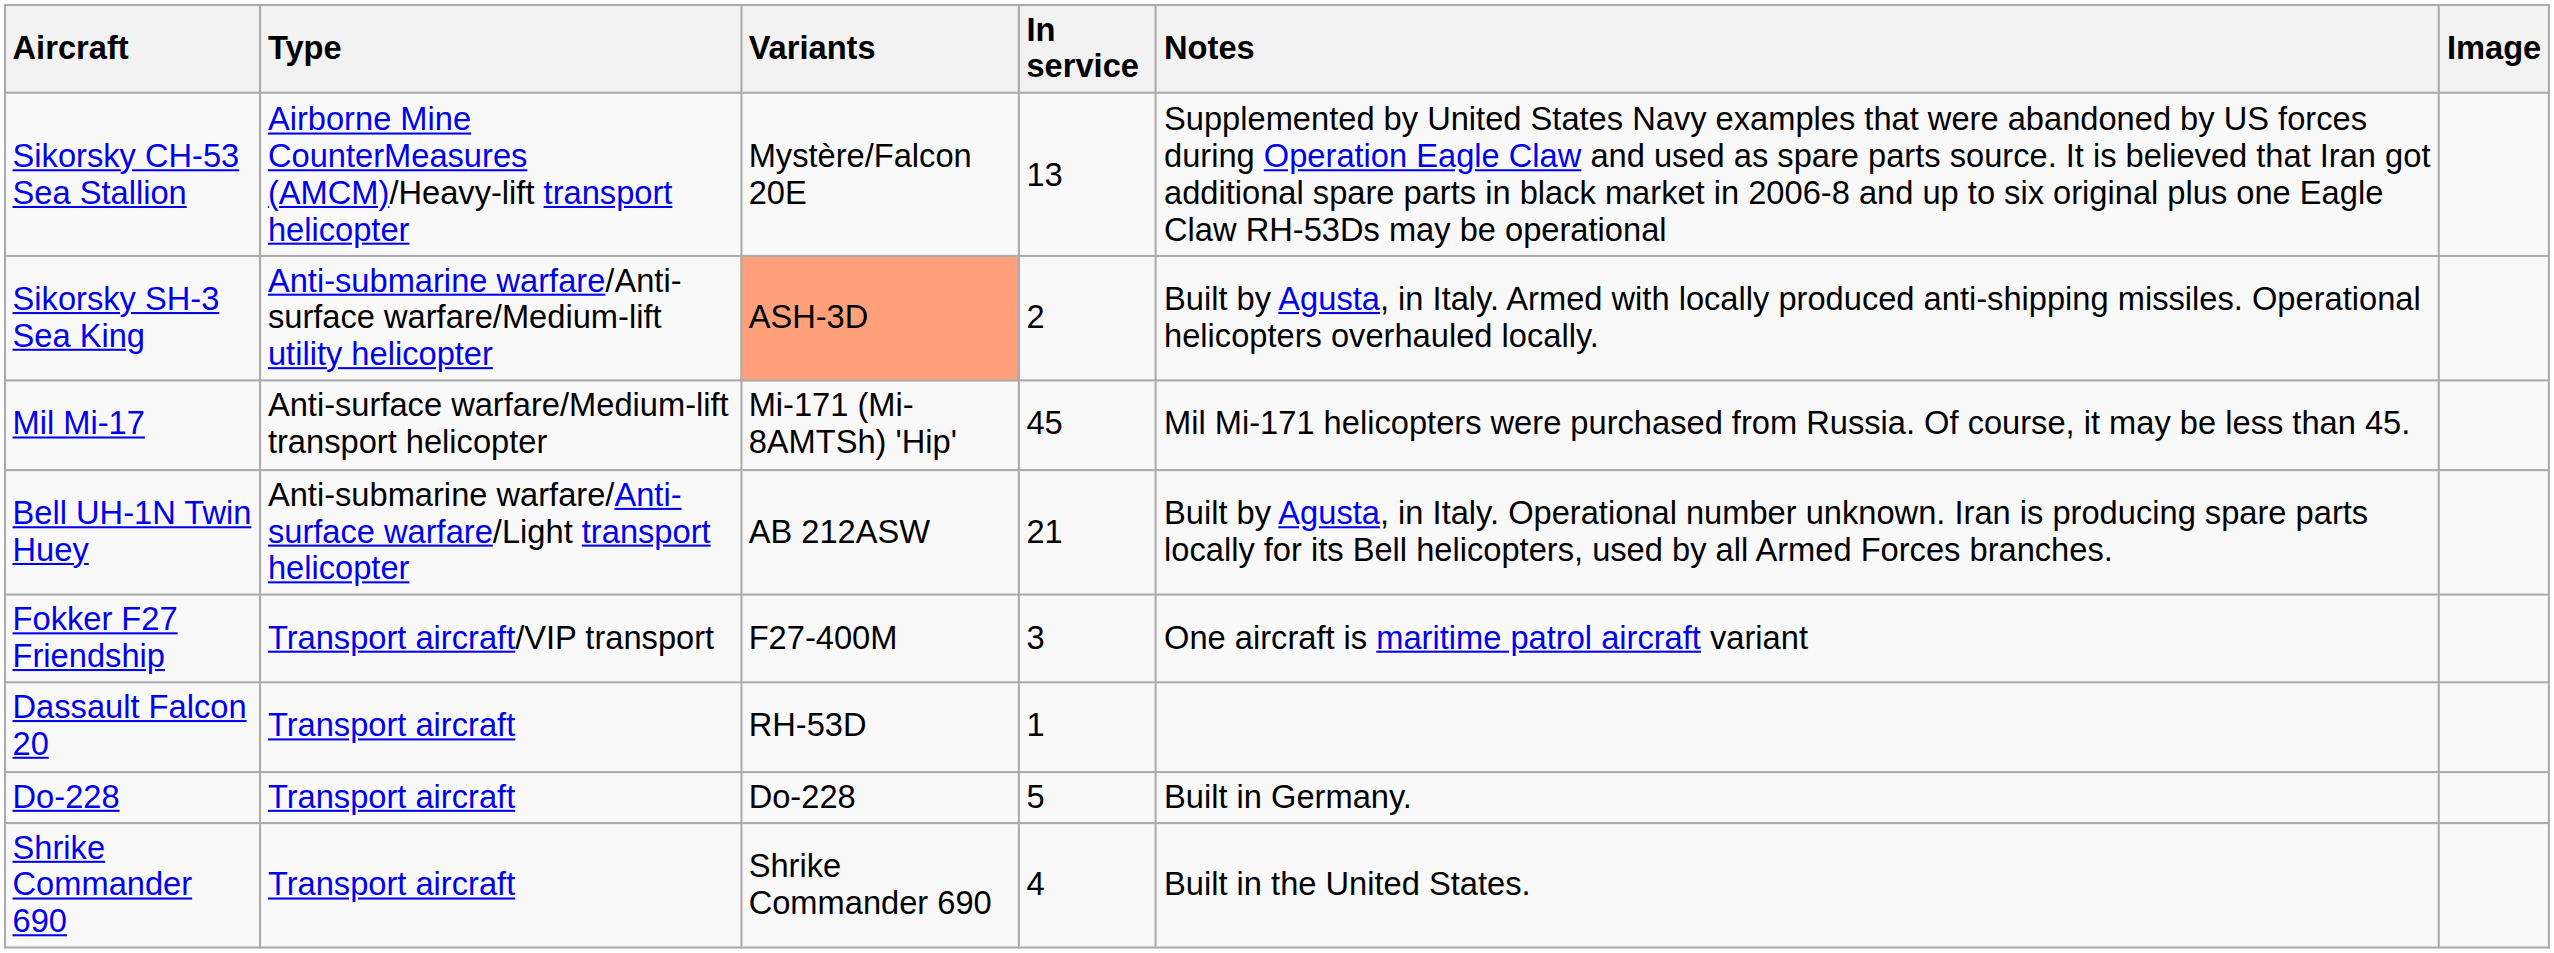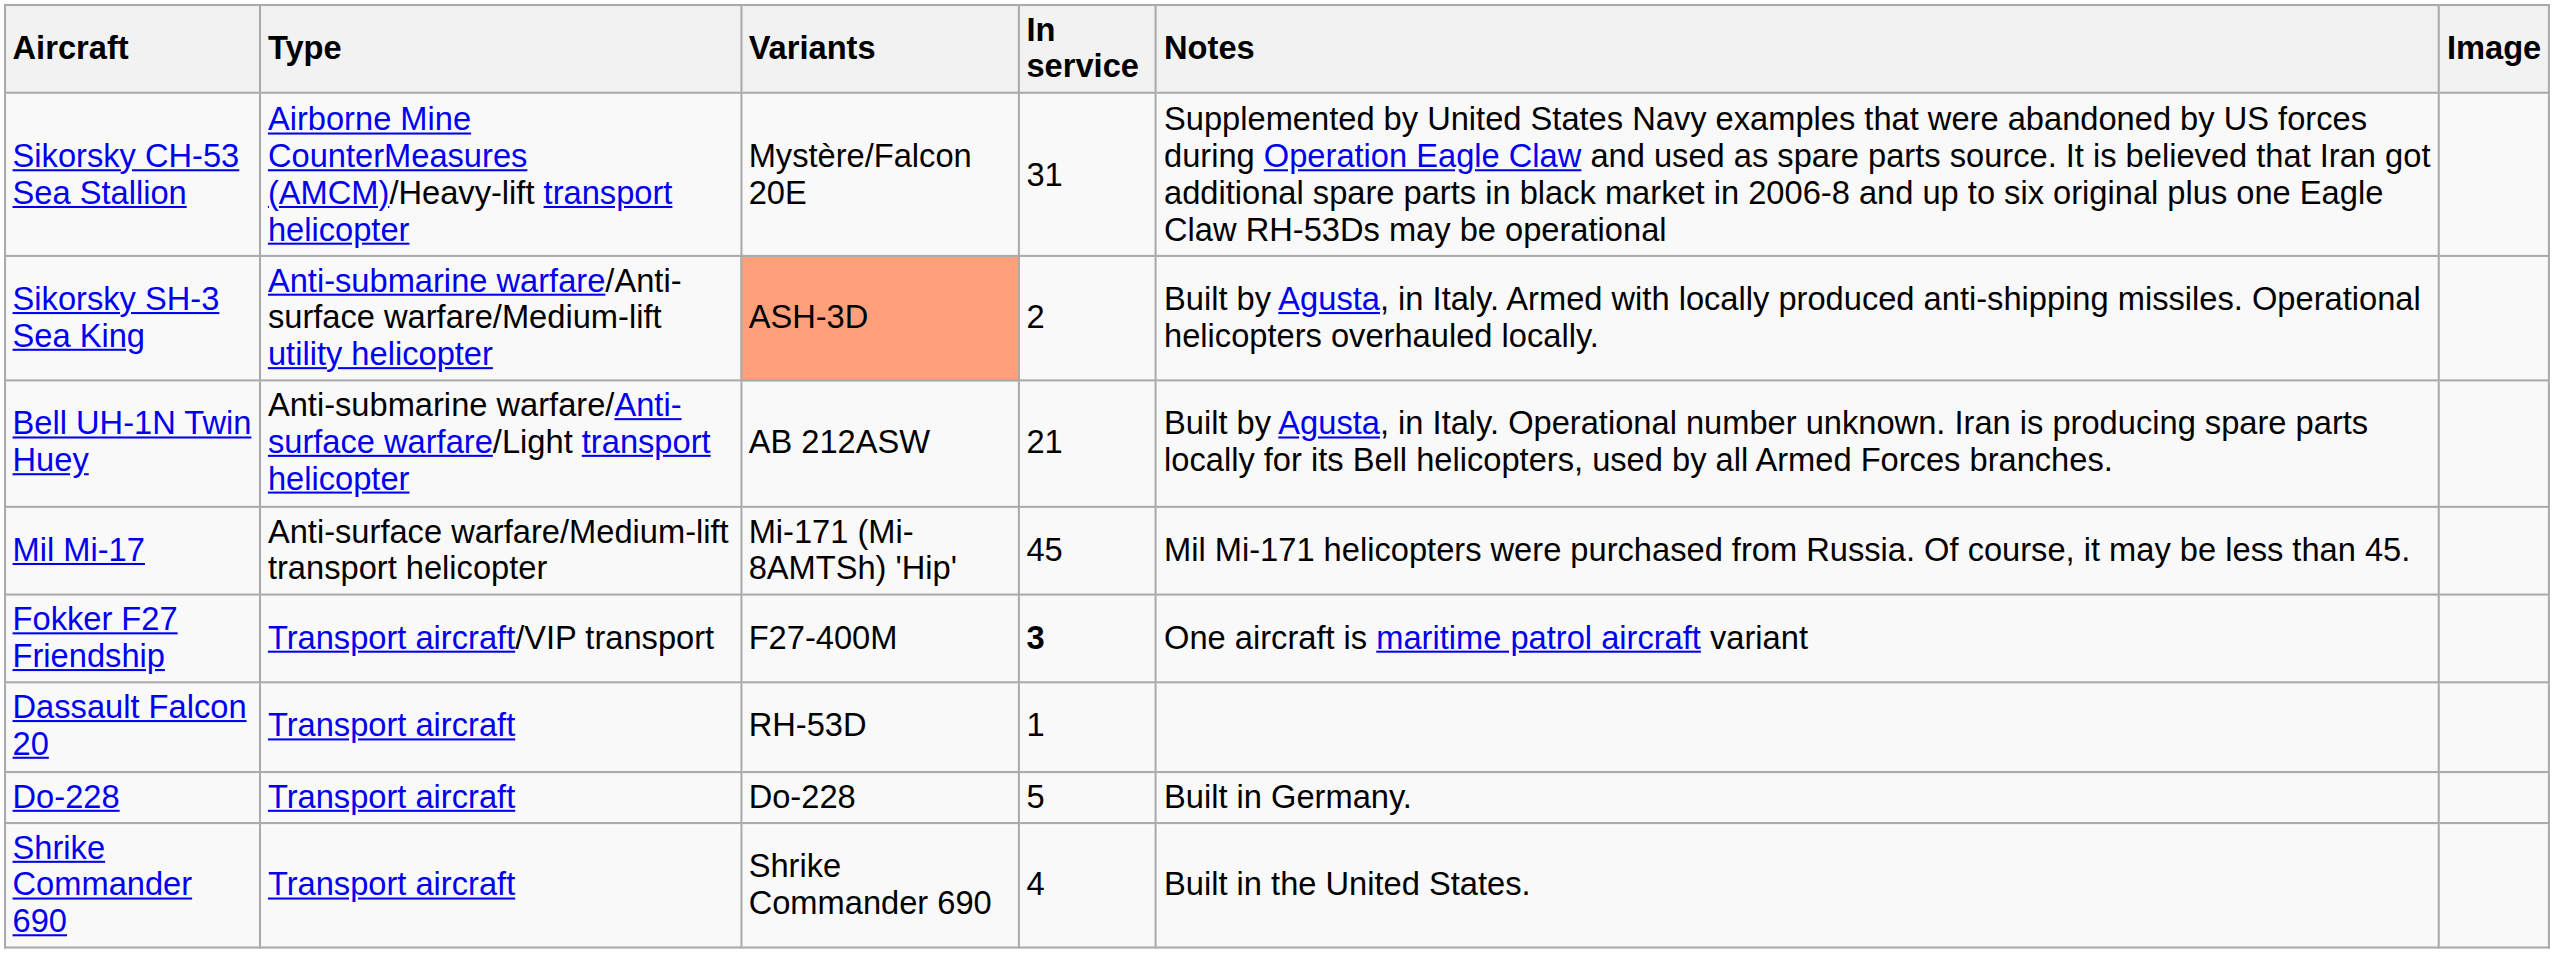(1045, 173) 13 -> (1045, 173) 31
rows swapped: (79, 424) <-> (132, 531)
(1036, 638) normal -> (1036, 638) bold
